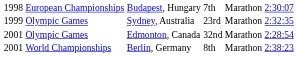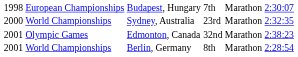(13, 21) 1999 -> (13, 21) 2000
(57, 21) Olympic Games -> (68, 21) World Championships
(279, 34) 2:28:54 -> (279, 34) 2:38:23
(279, 48) 2:38:23 -> (279, 48) 2:28:54
